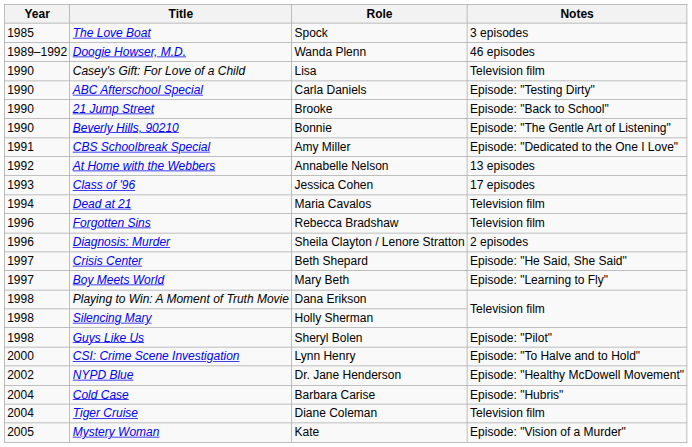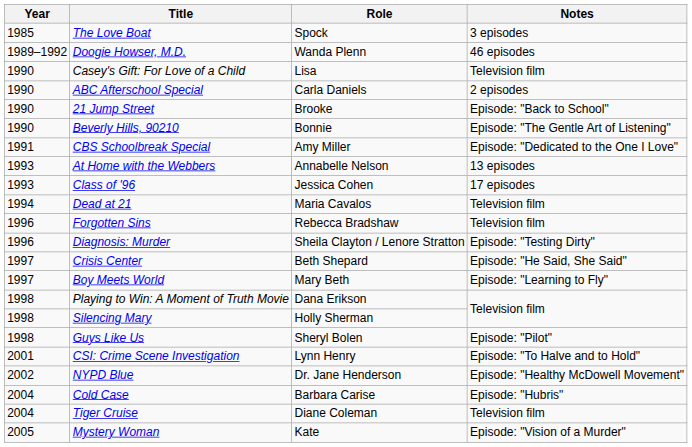(532, 90) Episode: "Testing Dirty" -> (499, 90) 2 episodes
(20, 166) 1992 -> (20, 166) 1993
(499, 242) 2 episodes -> (532, 242) Episode: "Testing Dirty"
(20, 356) 2000 -> (20, 356) 2001
